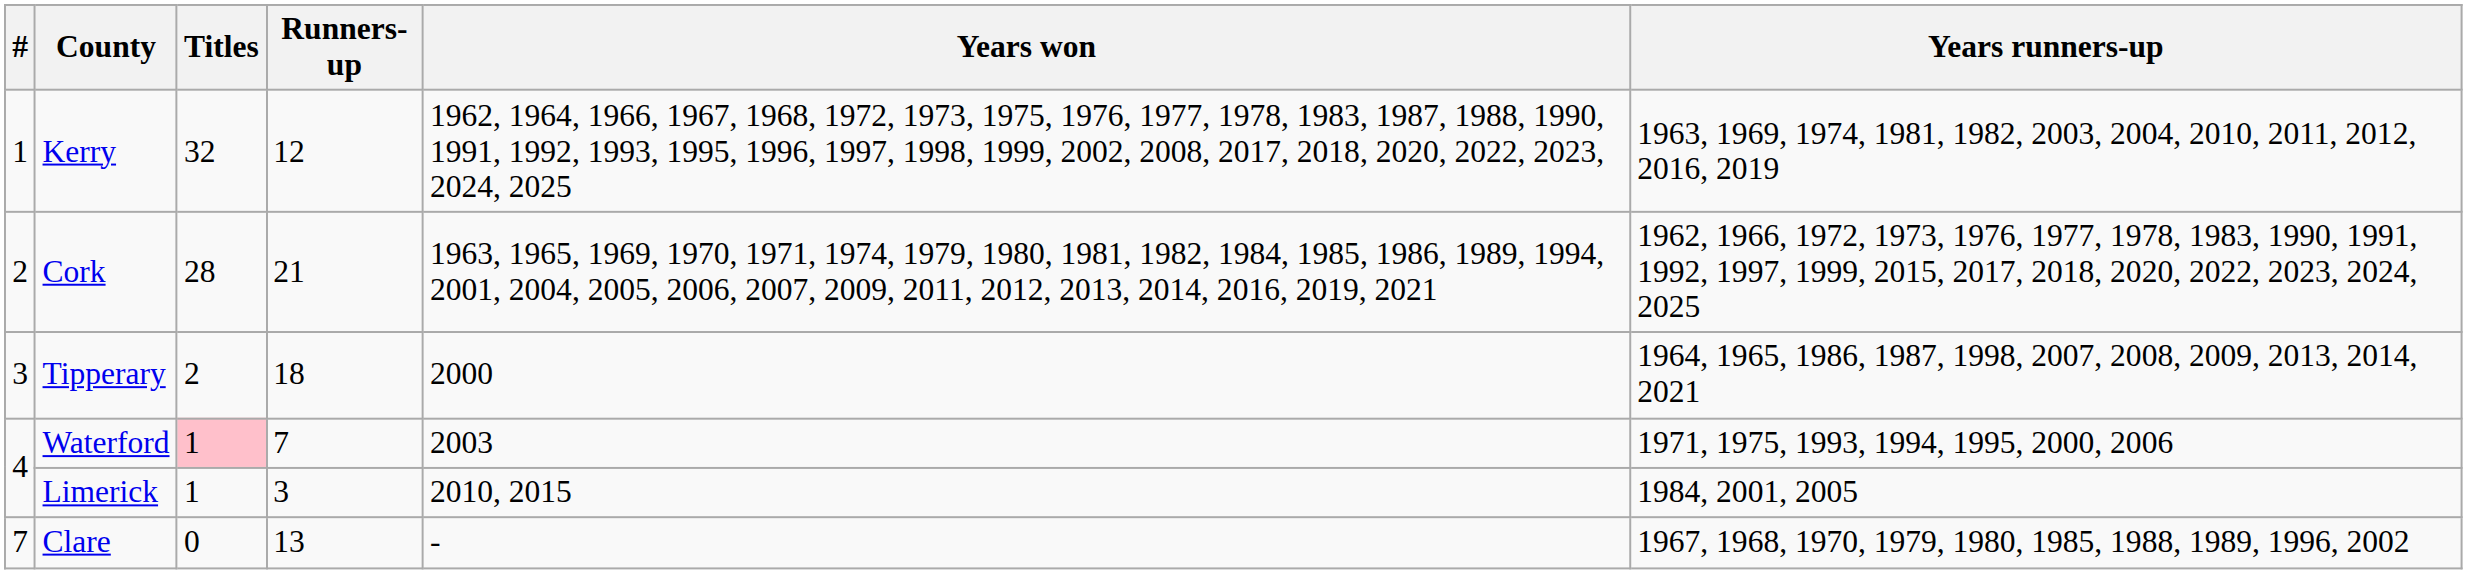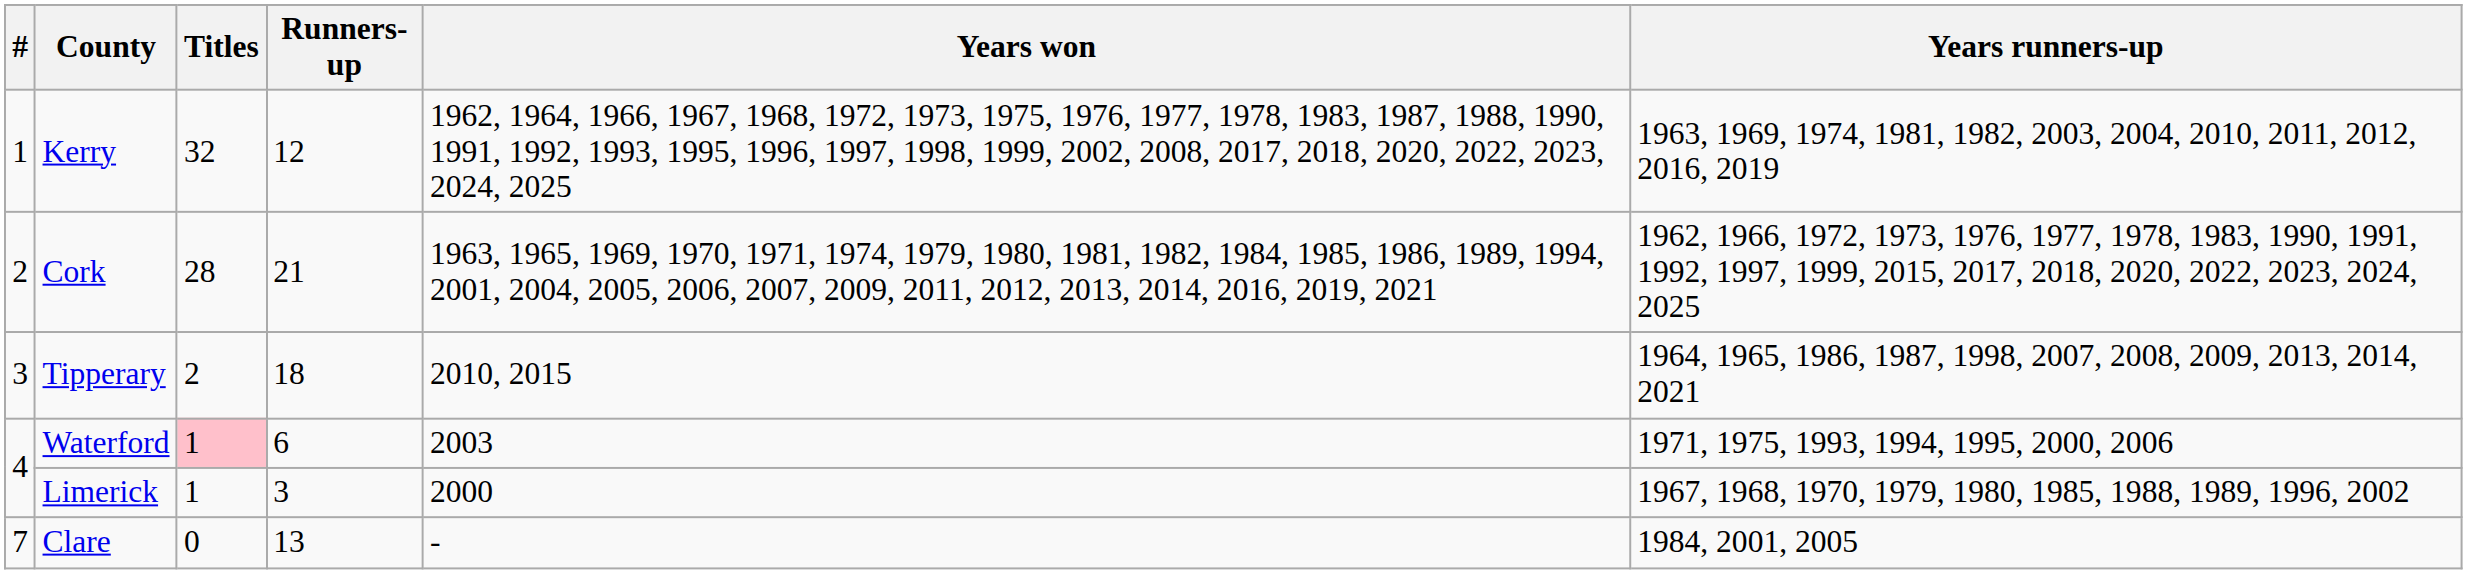(462, 374) 2000 -> (501, 374) 2010, 2015
(281, 442) 7 -> (281, 442) 6
(501, 492) 2010, 2015 -> (462, 492) 2000
(1748, 492) 1984, 2001, 2005 -> (2023, 492) 1967, 1968, 1970, 1979, 1980, 1985, 1988, 1989, 1996, 2002
(2023, 542) 1967, 1968, 1970, 1979, 1980, 1985, 1988, 1989, 1996, 2002 -> (1748, 542) 1984, 2001, 2005
